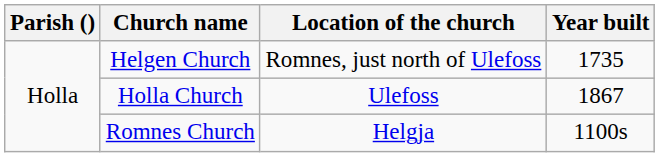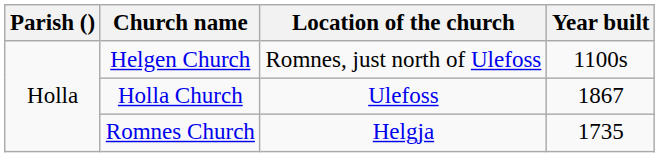(601, 59) 1735 -> (601, 59) 1100s
(601, 132) 1100s -> (601, 132) 1735
